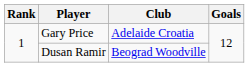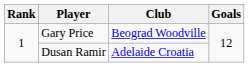(153, 33) Adelaide Croatia -> (158, 33) Beograd Woodville
(158, 52) Beograd Woodville -> (153, 52) Adelaide Croatia
